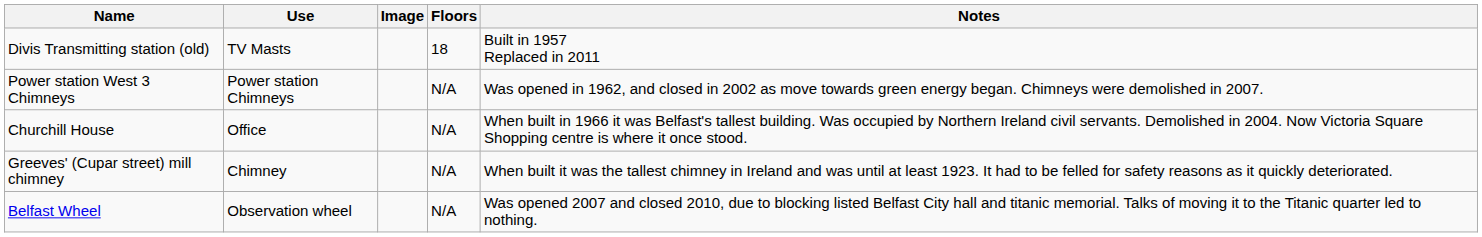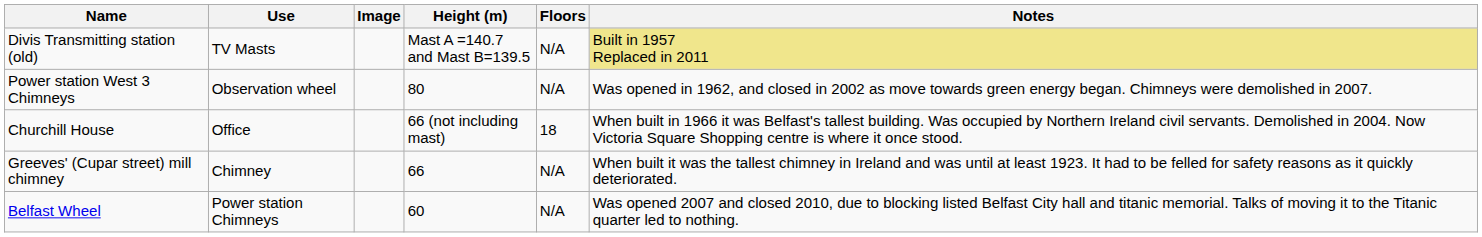+ column: (470, 16)
(439, 48) 18 -> (552, 48) N/A
(542, 48) no background -> (651, 48) khaki background
(273, 89) Power station Chimneys -> (274, 89) Observation wheel
(444, 130) N/A -> (548, 130) 18
(290, 211) Observation wheel -> (257, 211) Power station Chimneys
